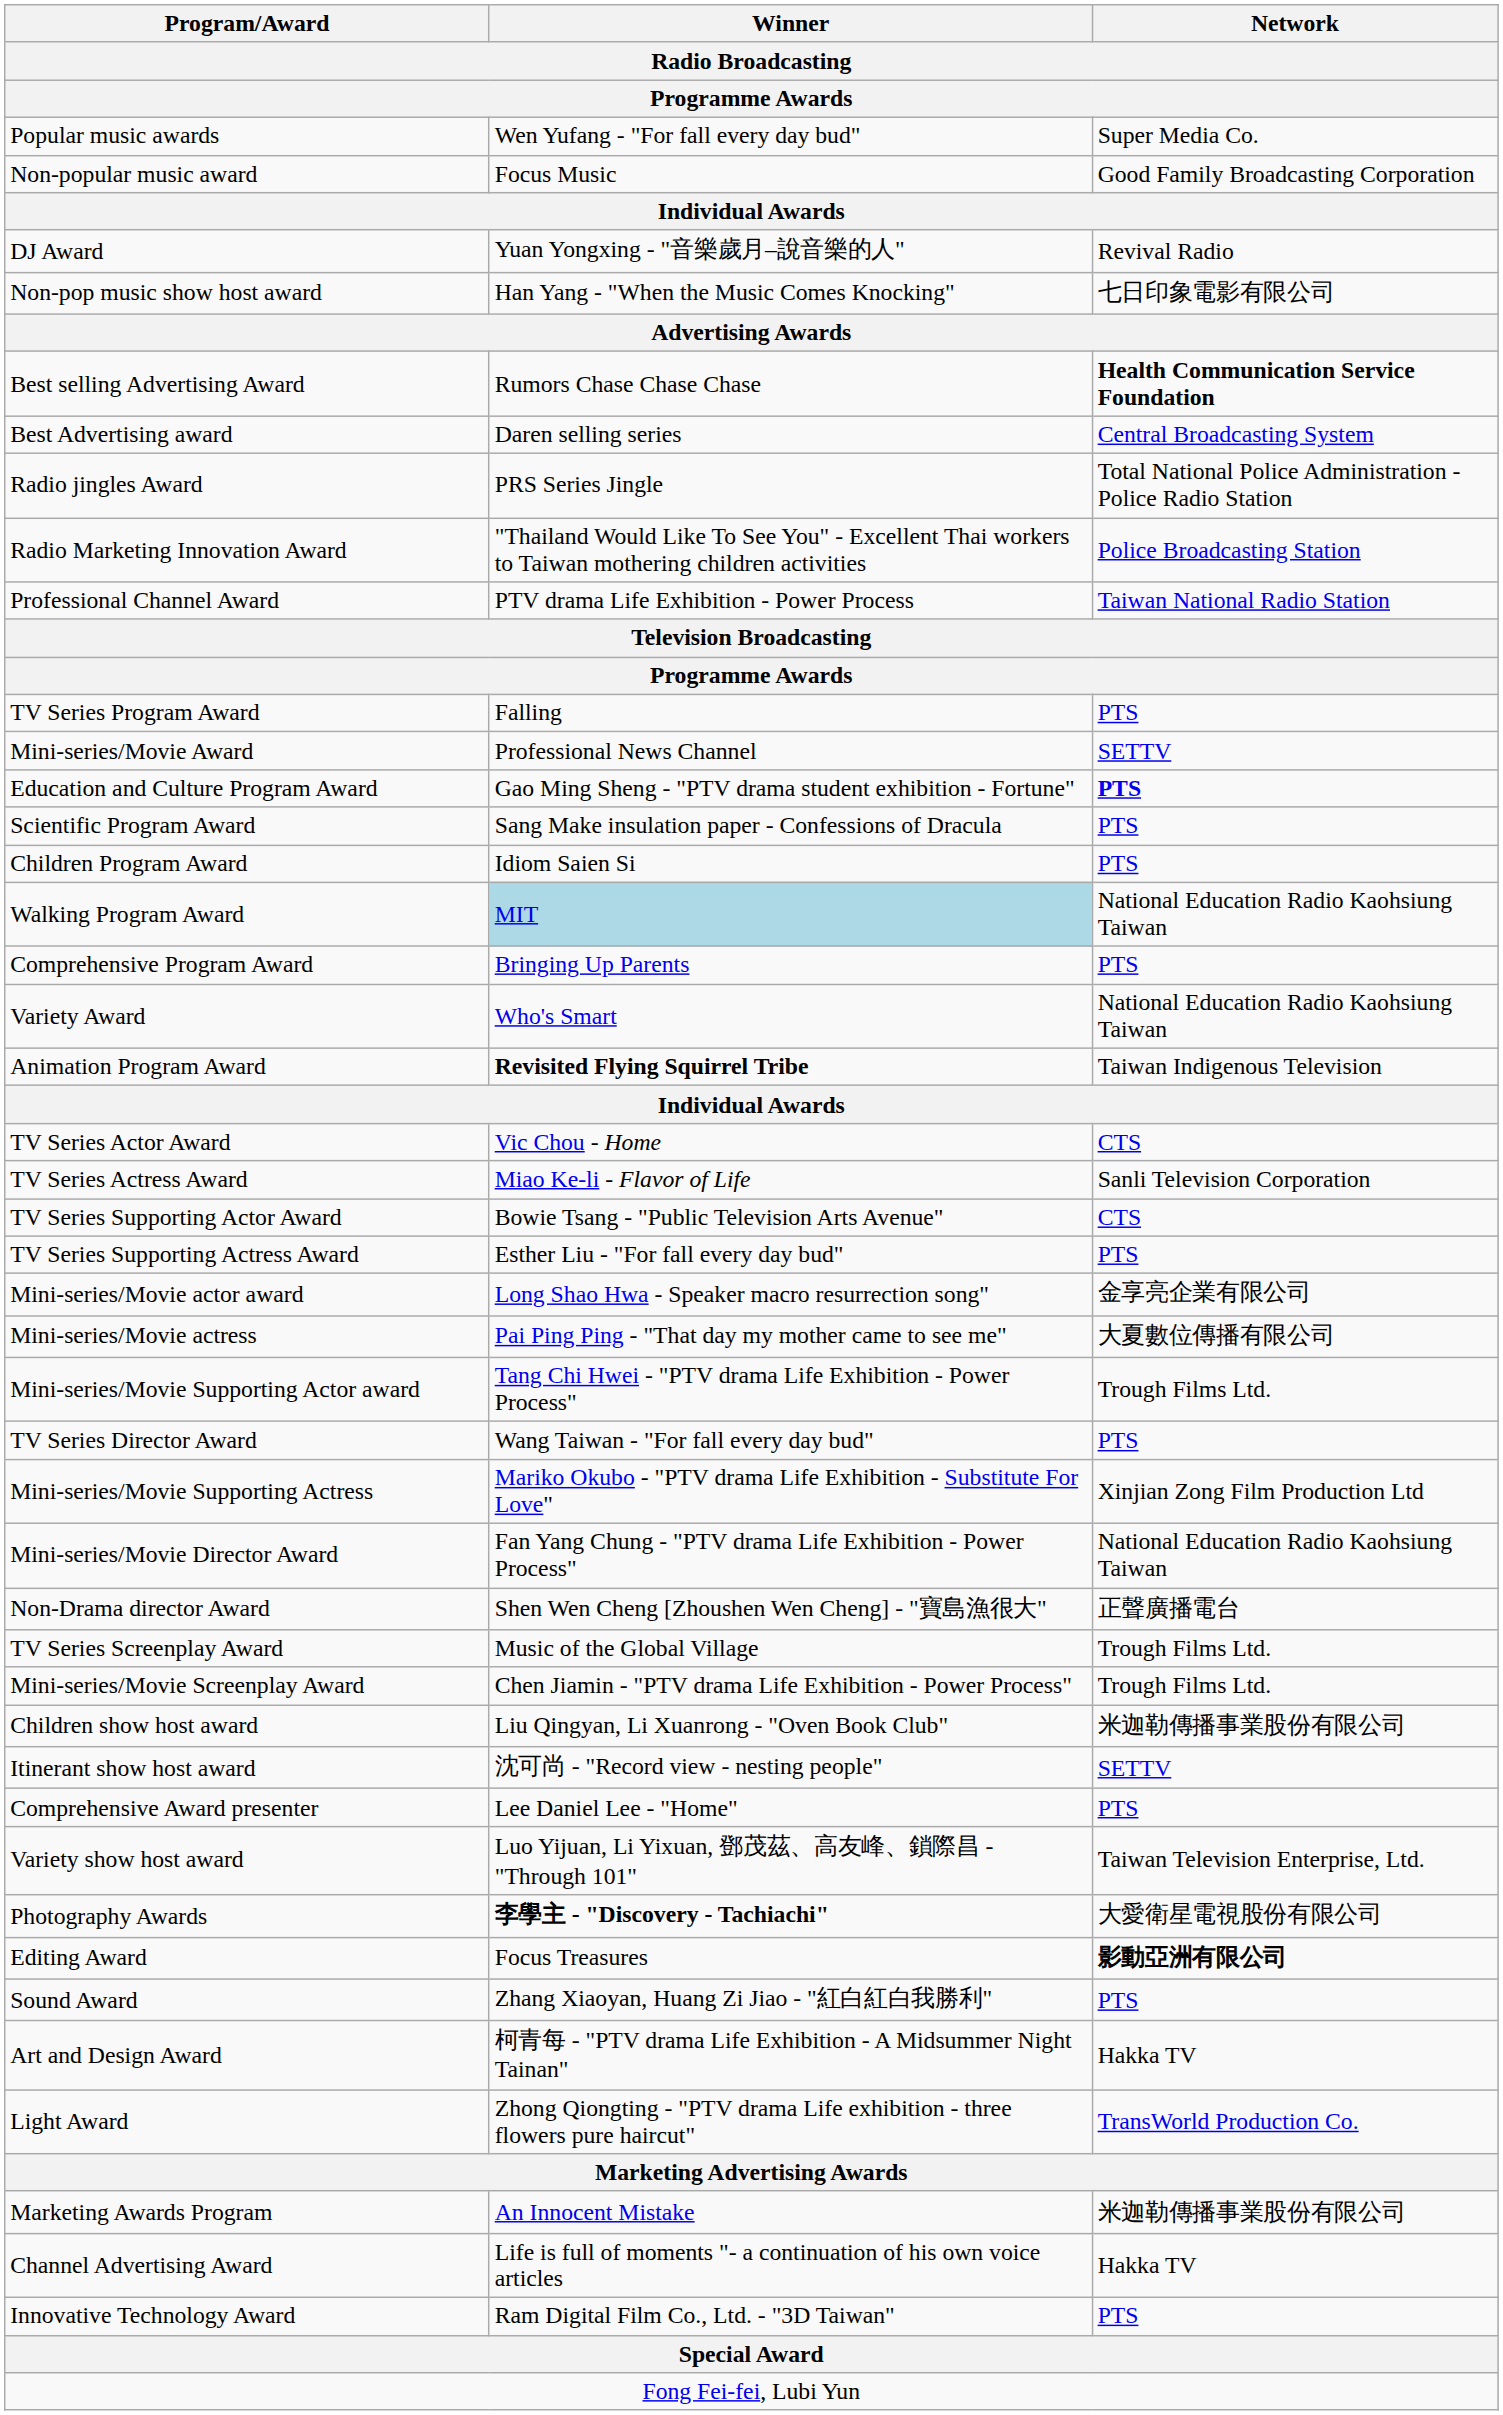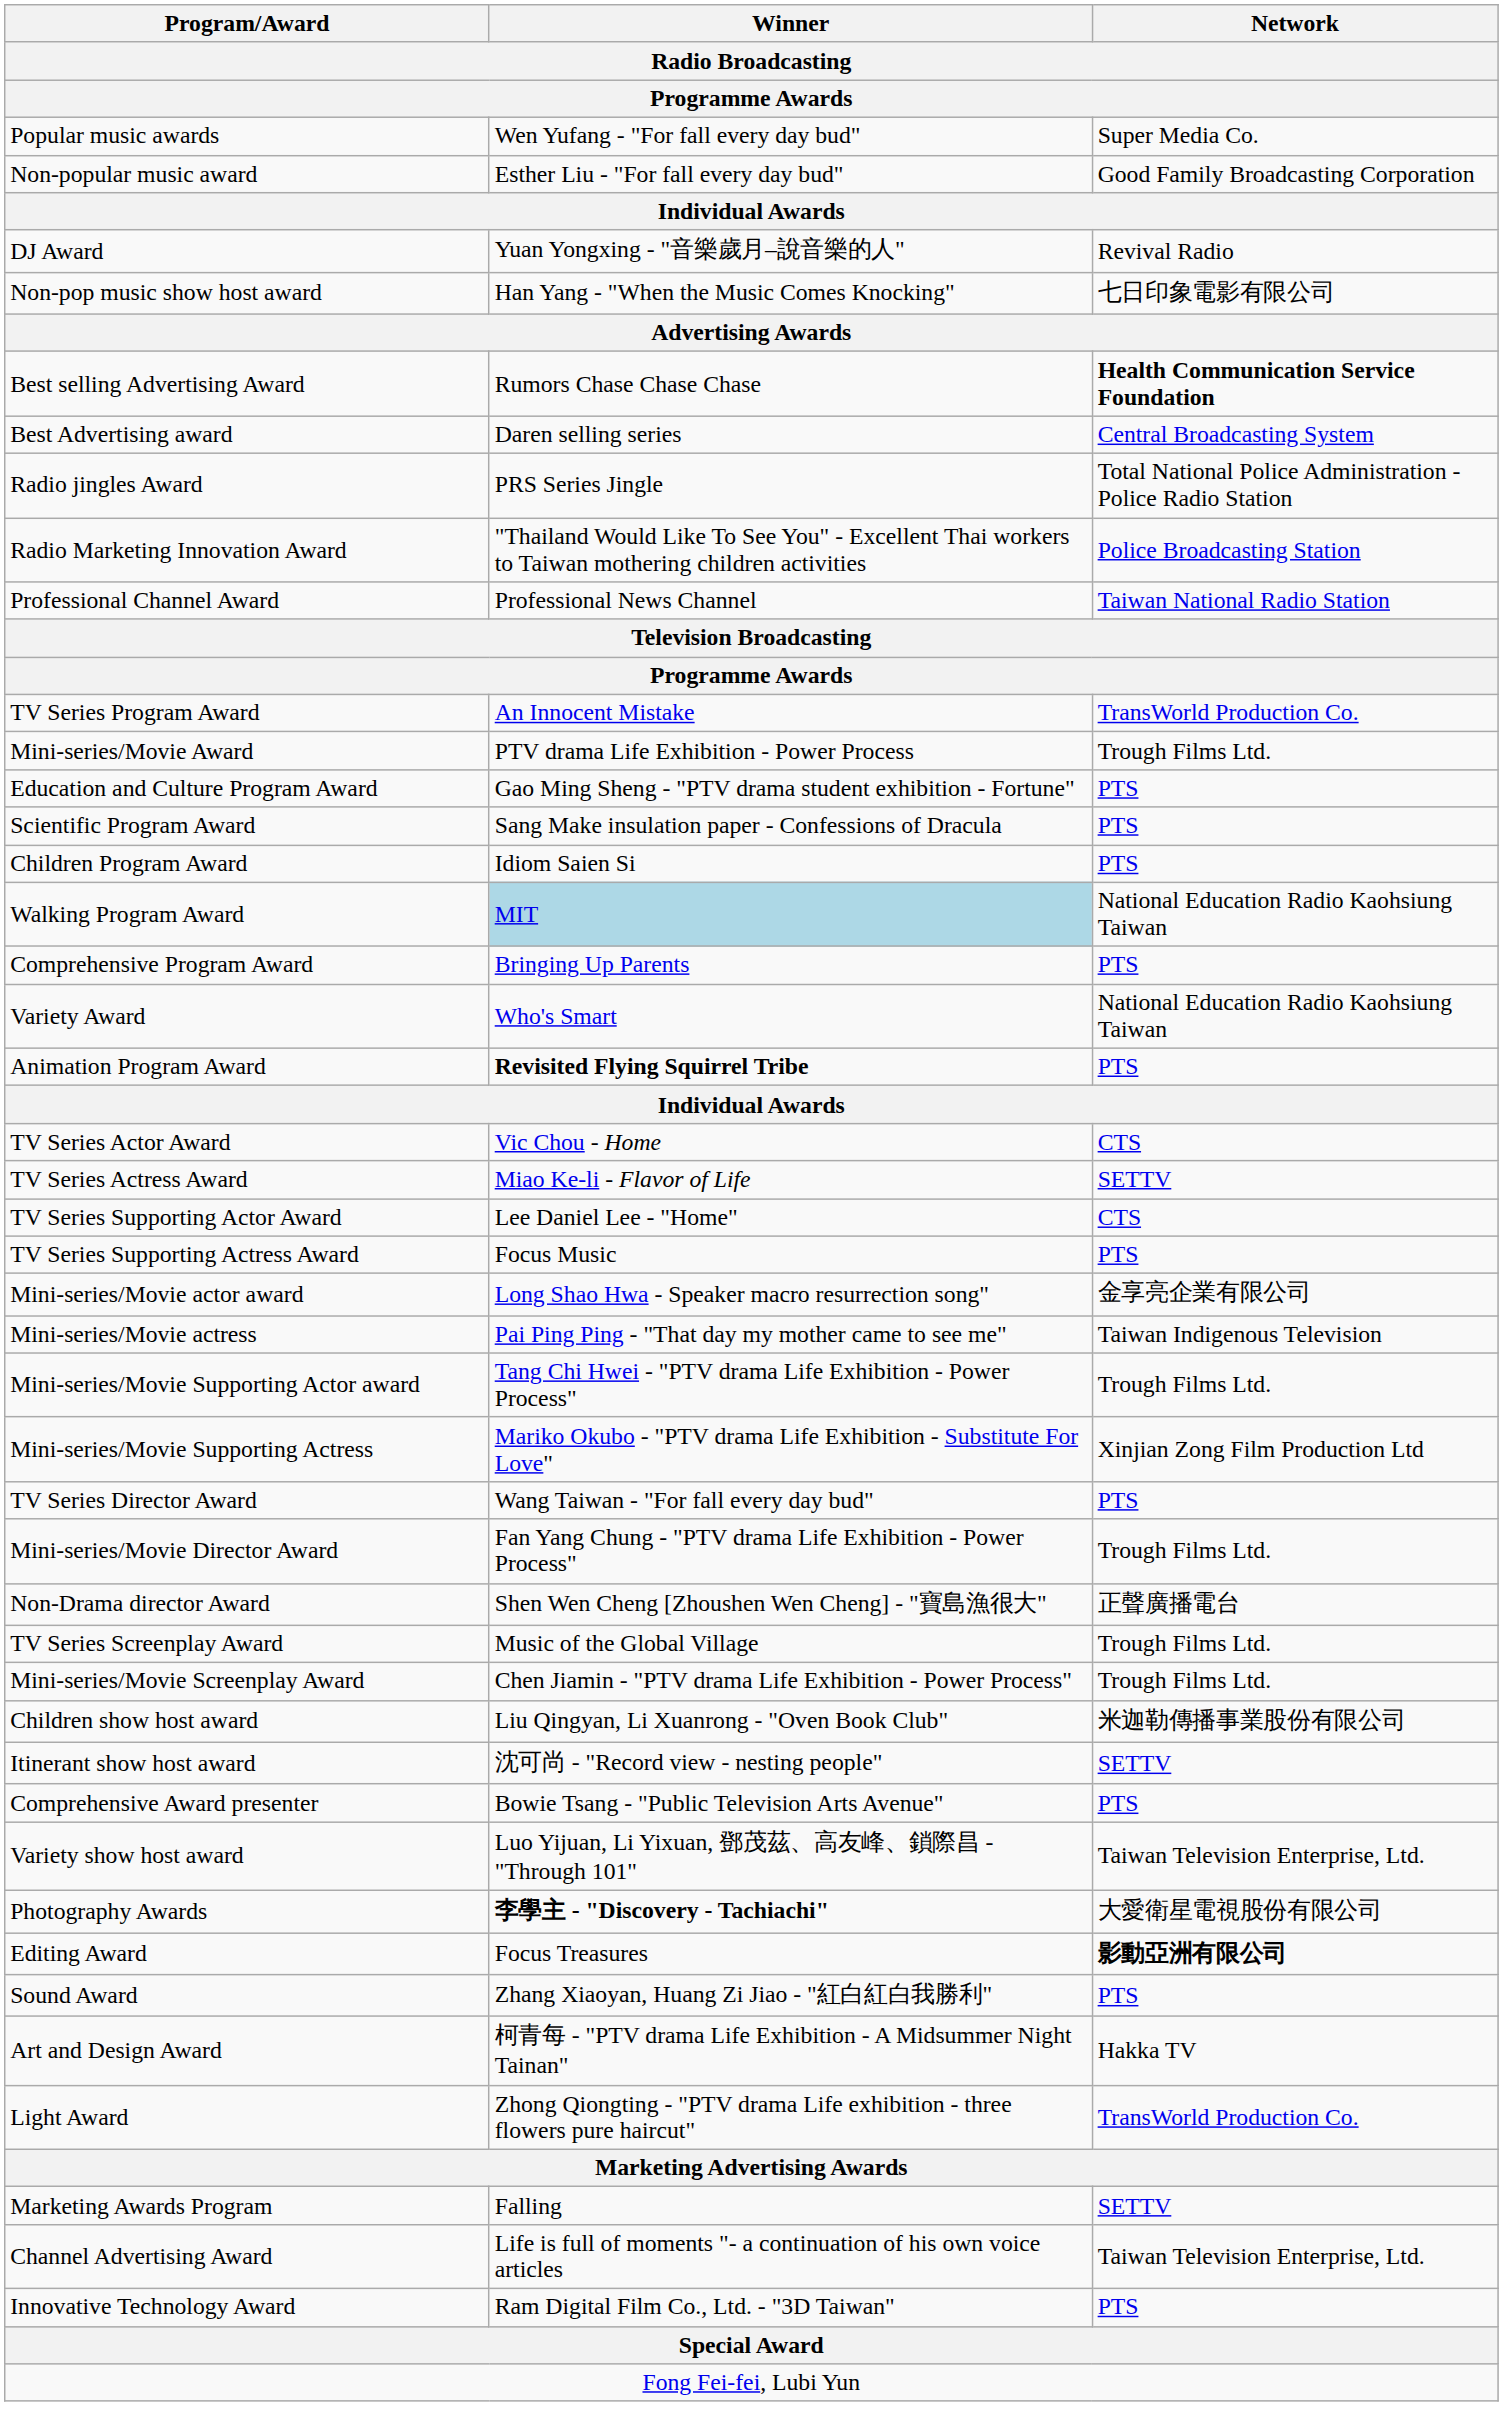(556, 173) Focus Music -> (669, 173) Esther Liu - "For fall every day bud"
(704, 600) PTV drama Life Exhibition - Power Process -> (626, 600) Professional News Channel
(528, 712) Falling -> (595, 712) An Innocent Mistake
(1118, 712) PTS -> (1228, 712) TransWorld Production Co.
(626, 750) Professional News Channel -> (704, 750) PTV drama Life Exhibition - Power Process
(1134, 750) SETTV -> (1184, 750) Trough Films Ltd.
(1119, 788) bold -> (1118, 788) normal
(1240, 1066) Taiwan Indigenous Television -> (1118, 1066) PTS
(1234, 1179) Sanli Television Corporation -> (1134, 1179) SETTV
(719, 1216) Bowie Tsang - "Public Television Arts Avenue" -> (616, 1216) Lee Daniel Lee - "Home"
(669, 1254) Esther Liu - "For fall every day bud" -> (556, 1254) Focus Music
(1216, 1335) 大夏數位傳播有限公司 -> (1240, 1334) Taiwan Indigenous Television
rows swapped: (192, 1491) <-> (134, 1440)
(1275, 1555) National Education Radio Kaohsiung Taiwan -> (1184, 1550) Trough Films Ltd.
(616, 1807) Lee Daniel Lee - "Home" -> (719, 1802) Bowie Tsang - "Public Television Arts Avenue"
(595, 2212) An Innocent Mistake -> (528, 2205) Falling
(1252, 2211) 米迦勒傳播事業股份有限公司 -> (1134, 2205) SETTV
(1147, 2265) Hakka TV -> (1261, 2256) Taiwan Television Enterprise, Ltd.
